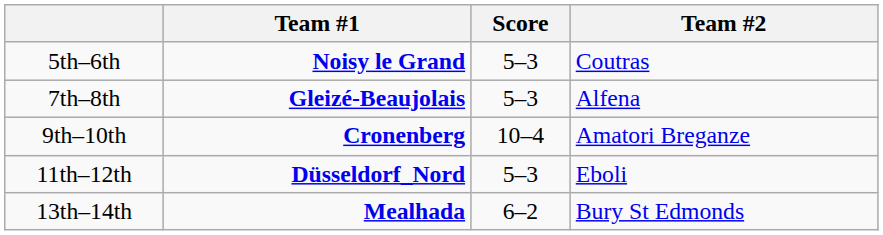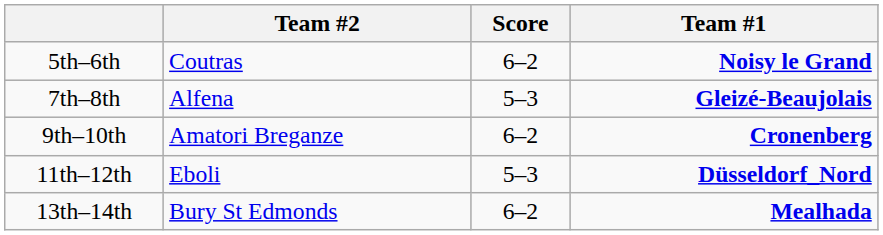columns swapped: (317, 23) <-> (724, 23)
(520, 60) 5–3 -> (520, 60) 6–2
(520, 135) 10–4 -> (520, 135) 6–2
